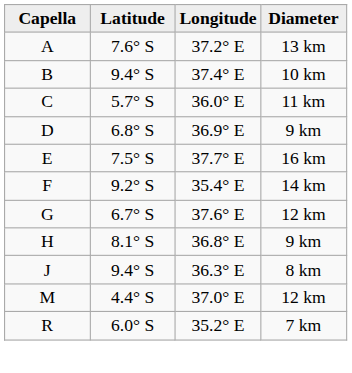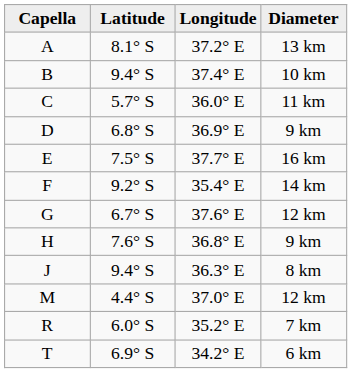(133, 46) 7.6° S -> (133, 46) 8.1° S
(133, 241) 8.1° S -> (133, 241) 7.6° S
+ row: (47, 353)
